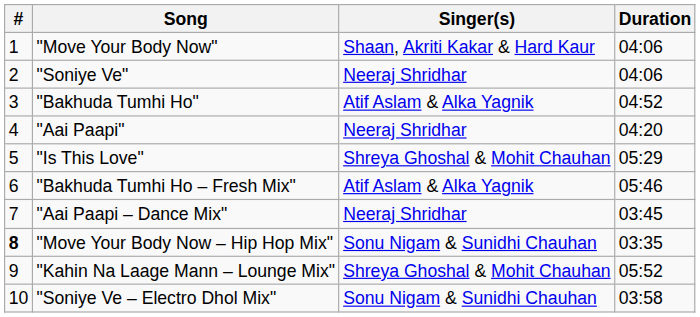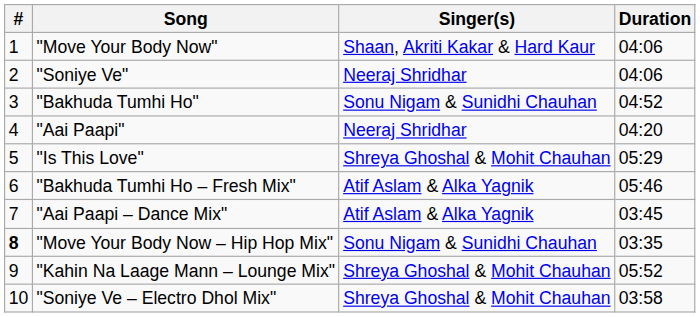(438, 102) Atif Aslam & Alka Yagnik -> (470, 102) Sonu Nigam & Sunidhi Chauhan
(405, 214) Neeraj Shridhar -> (438, 214) Atif Aslam & Alka Yagnik
(470, 298) Sonu Nigam & Sunidhi Chauhan -> (477, 298) Shreya Ghoshal & Mohit Chauhan
